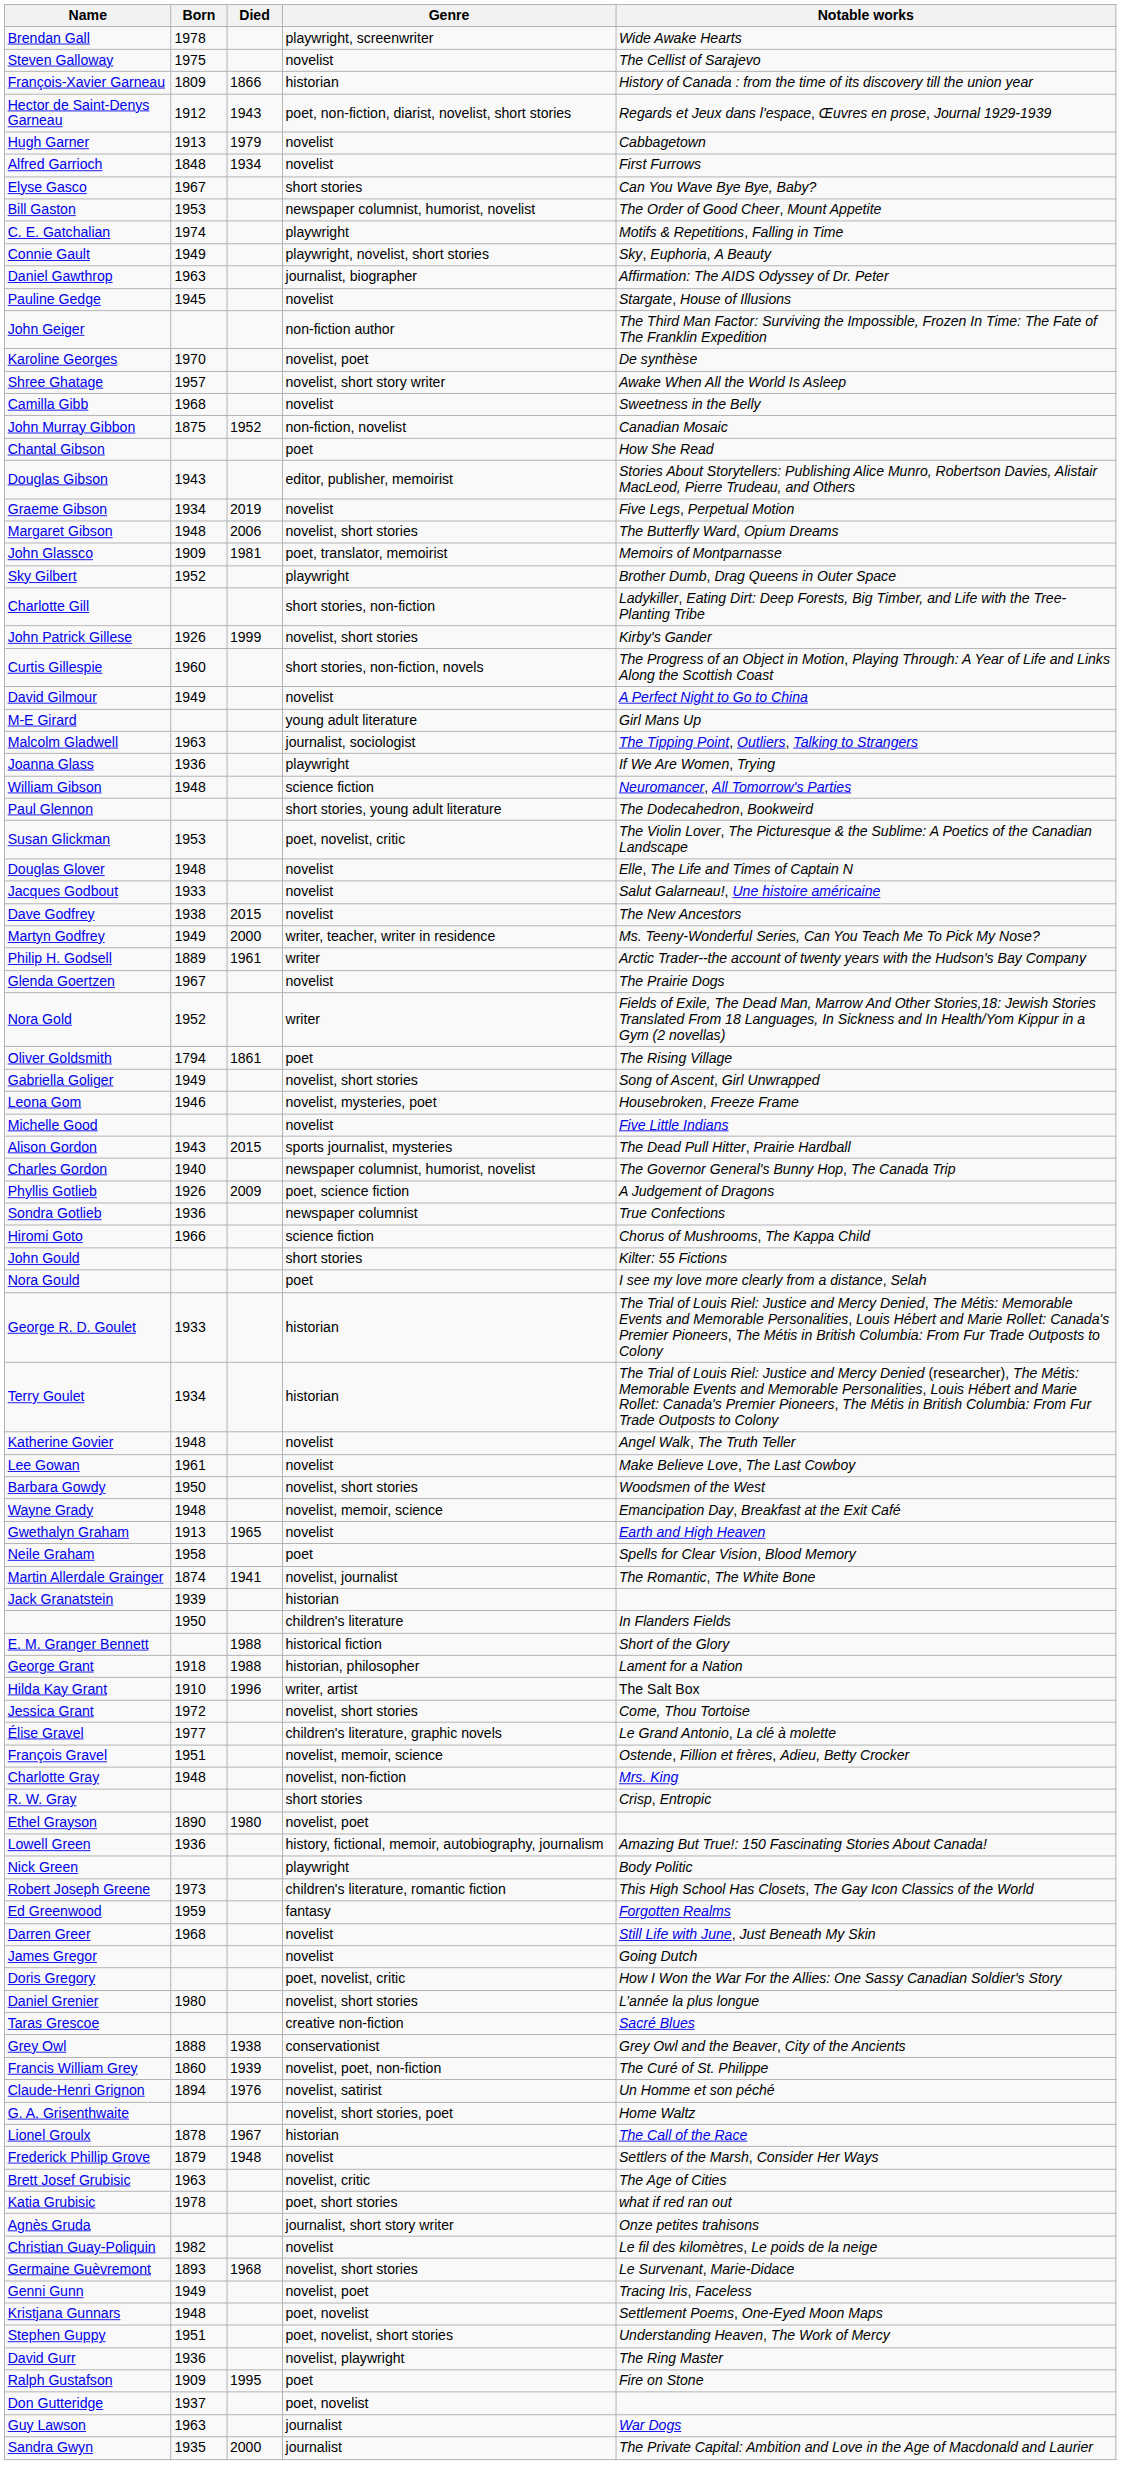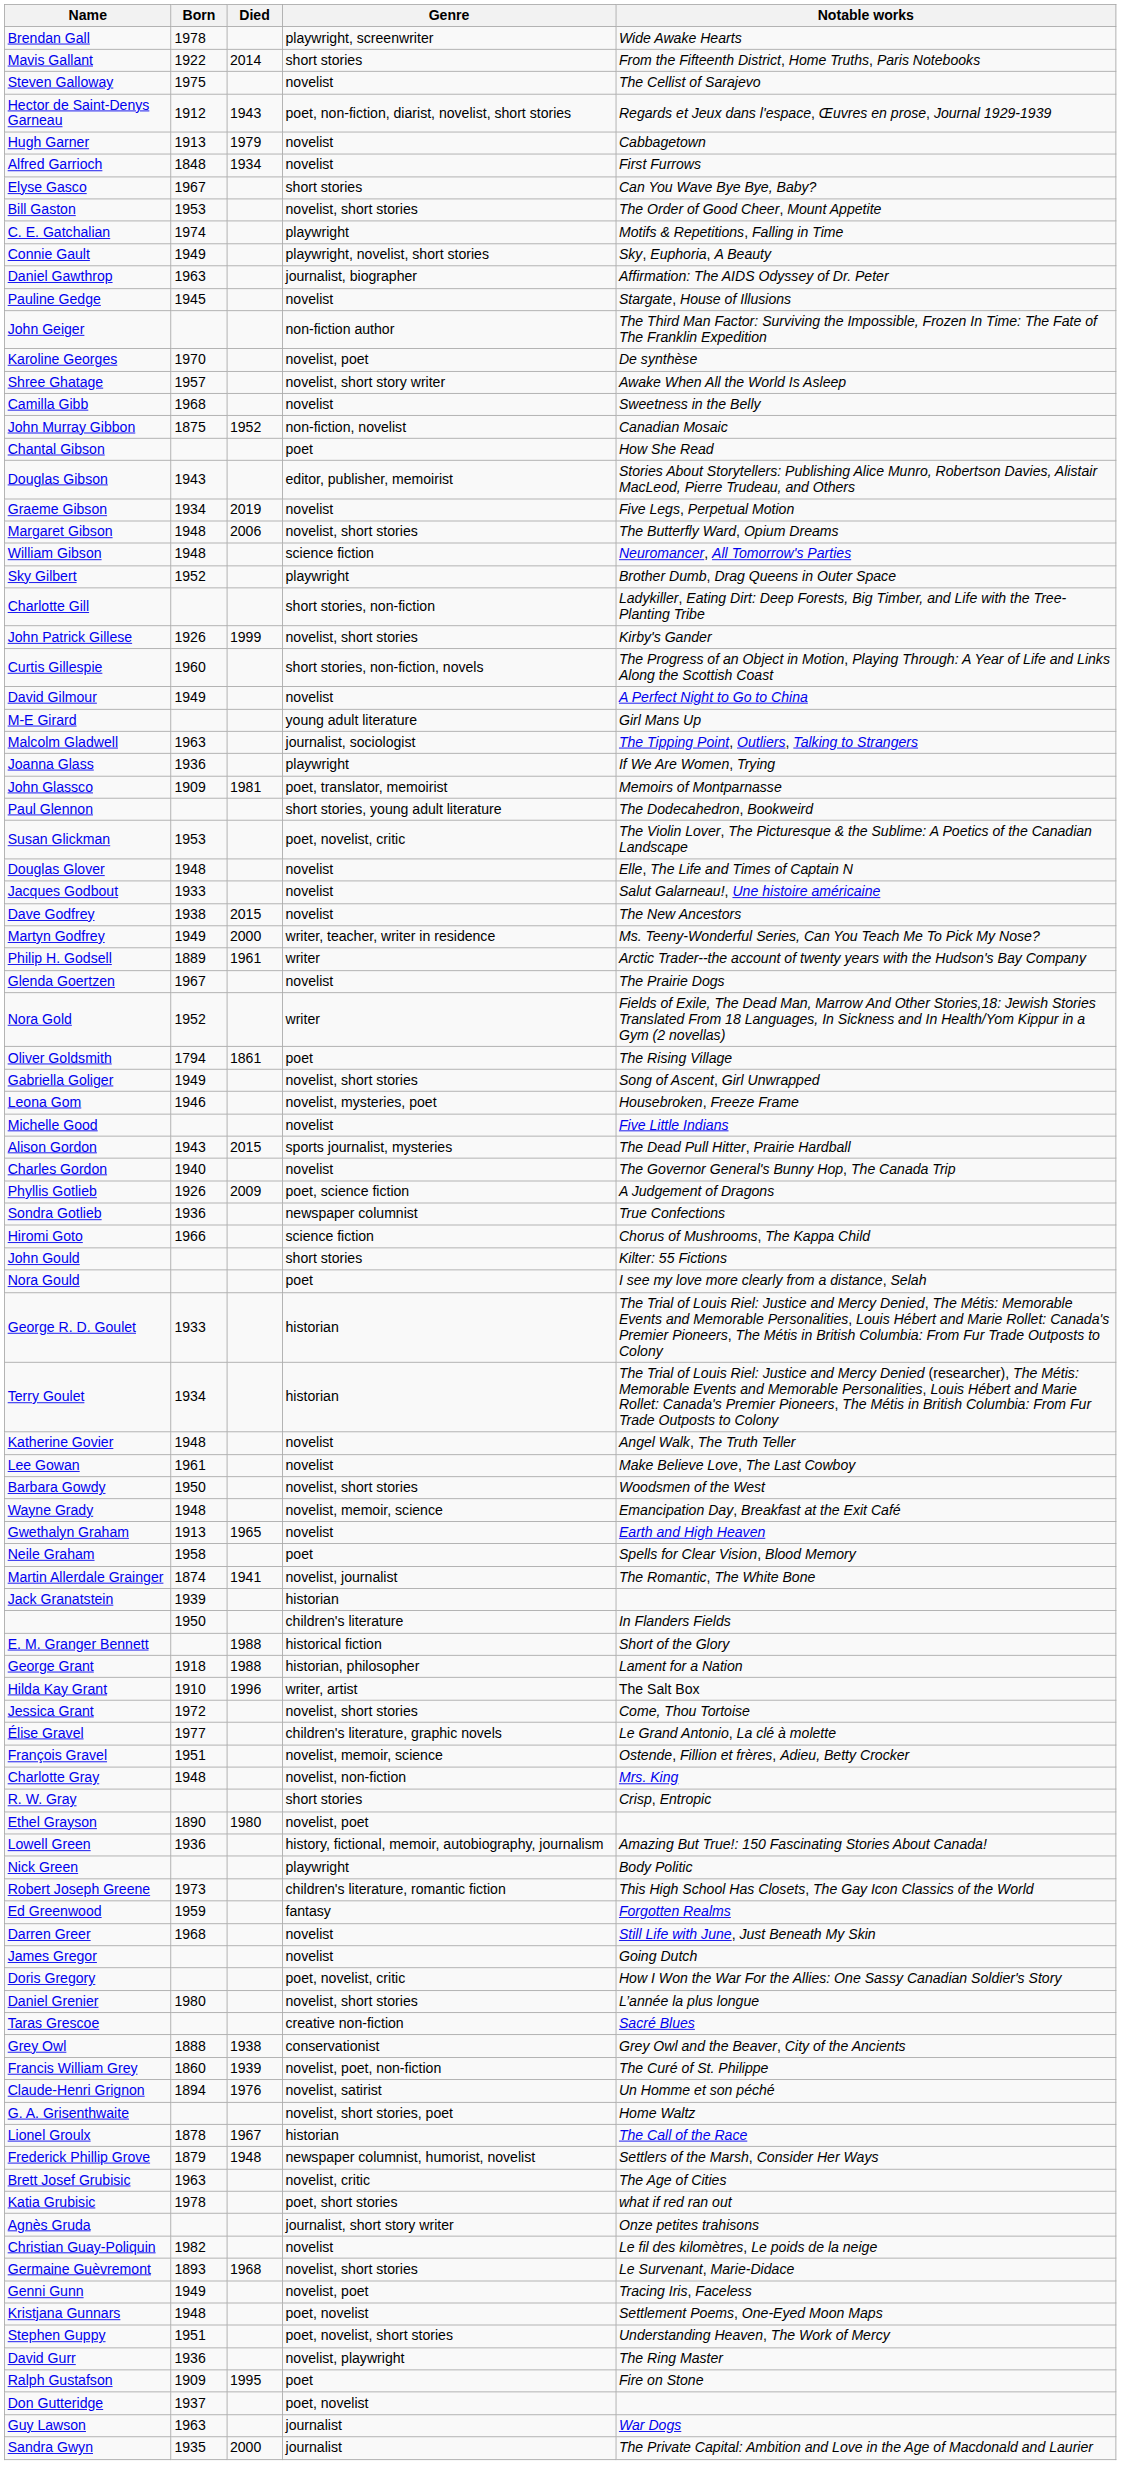+ row: (50, 60)
- row: (86, 82)
(410, 210) newspaper columnist, humorist, novelist -> (352, 210) novelist, short stories
rows swapped: (55, 787) <-> (50, 554)
(410, 1169) newspaper columnist, humorist, novelist -> (309, 1169) novelist
(309, 2157) novelist -> (410, 2157) newspaper columnist, humorist, novelist
